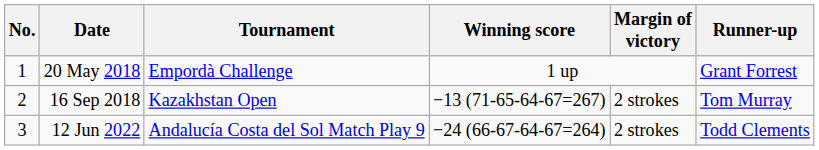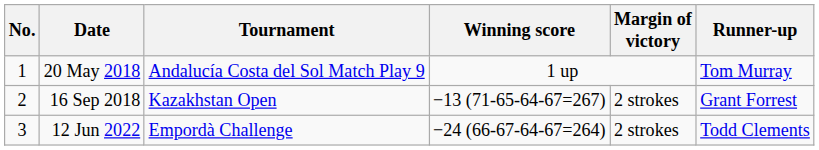(221, 70) Empordà Challenge -> (287, 70) Andalucía Costa del Sol Match Play 9
(749, 70) Grant Forrest -> (746, 70) Tom Murray
(746, 100) Tom Murray -> (749, 100) Grant Forrest
(287, 130) Andalucía Costa del Sol Match Play 9 -> (221, 130) Empordà Challenge
